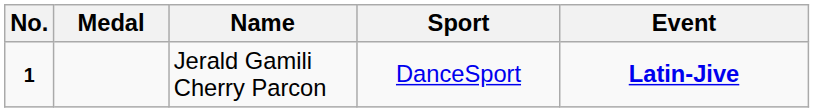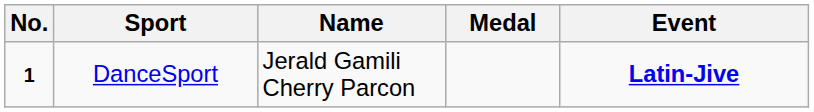columns swapped: (111, 23) <-> (458, 23)
